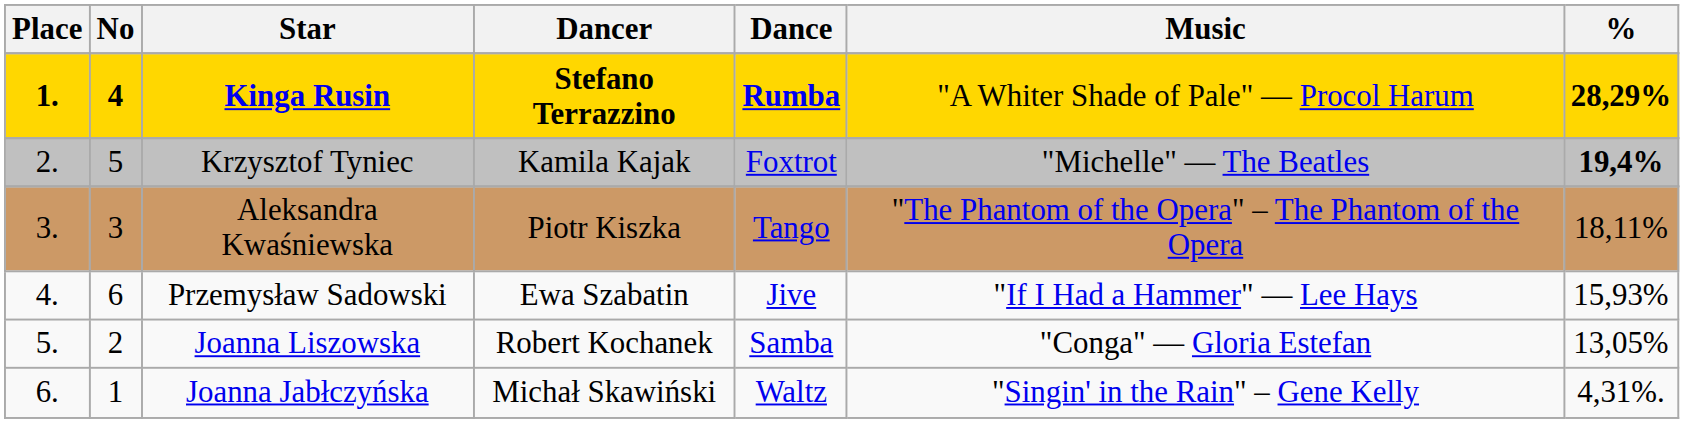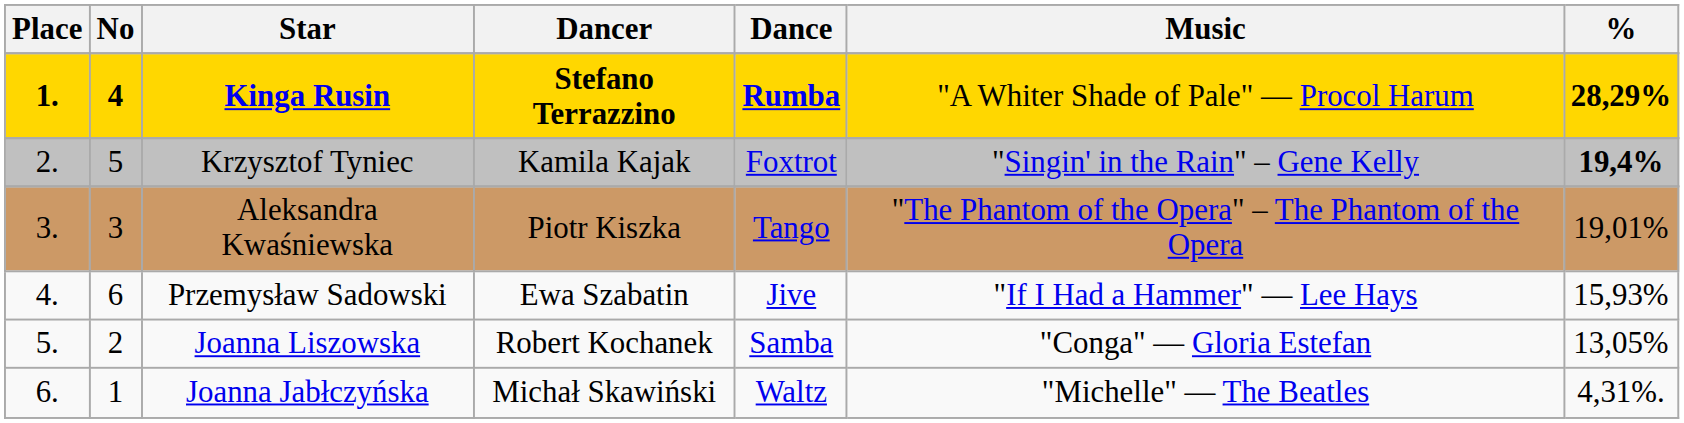(1206, 161) "Michelle" — The Beatles -> (1206, 161) "Singin' in the Rain" – Gene Kelly
(1621, 228) 18,11% -> (1621, 228) 19,01%
(1206, 392) "Singin' in the Rain" – Gene Kelly -> (1206, 392) "Michelle" — The Beatles
